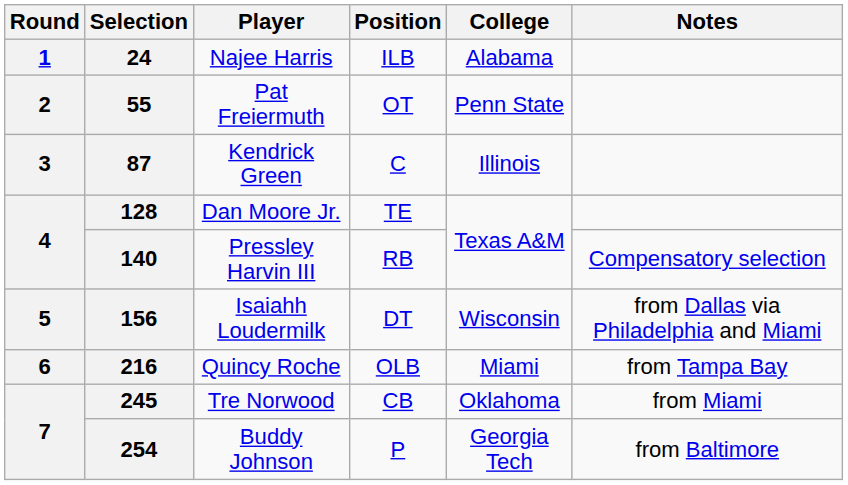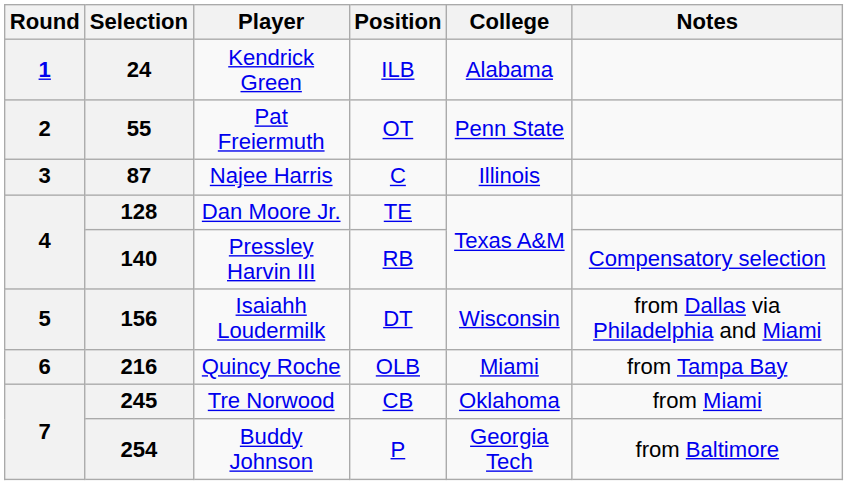(271, 57) Najee Harris -> (271, 69) Kendrick Green
(271, 164) Kendrick Green -> (271, 176) Najee Harris
